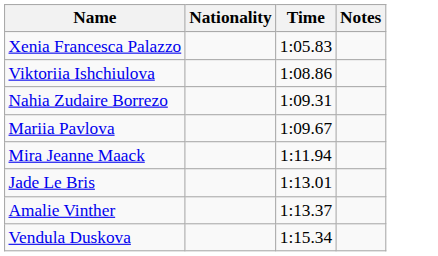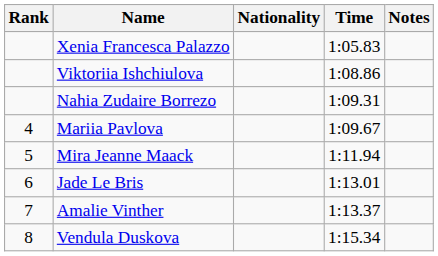+ column: (29, 18)
